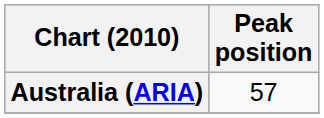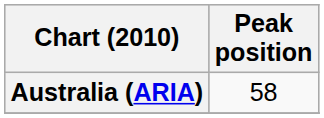(264, 92) 57 -> (264, 92) 58
